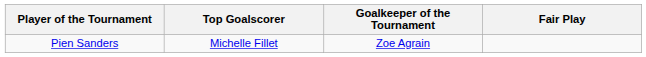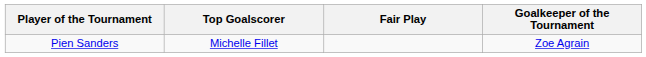columns swapped: (403, 19) <-> (562, 19)
